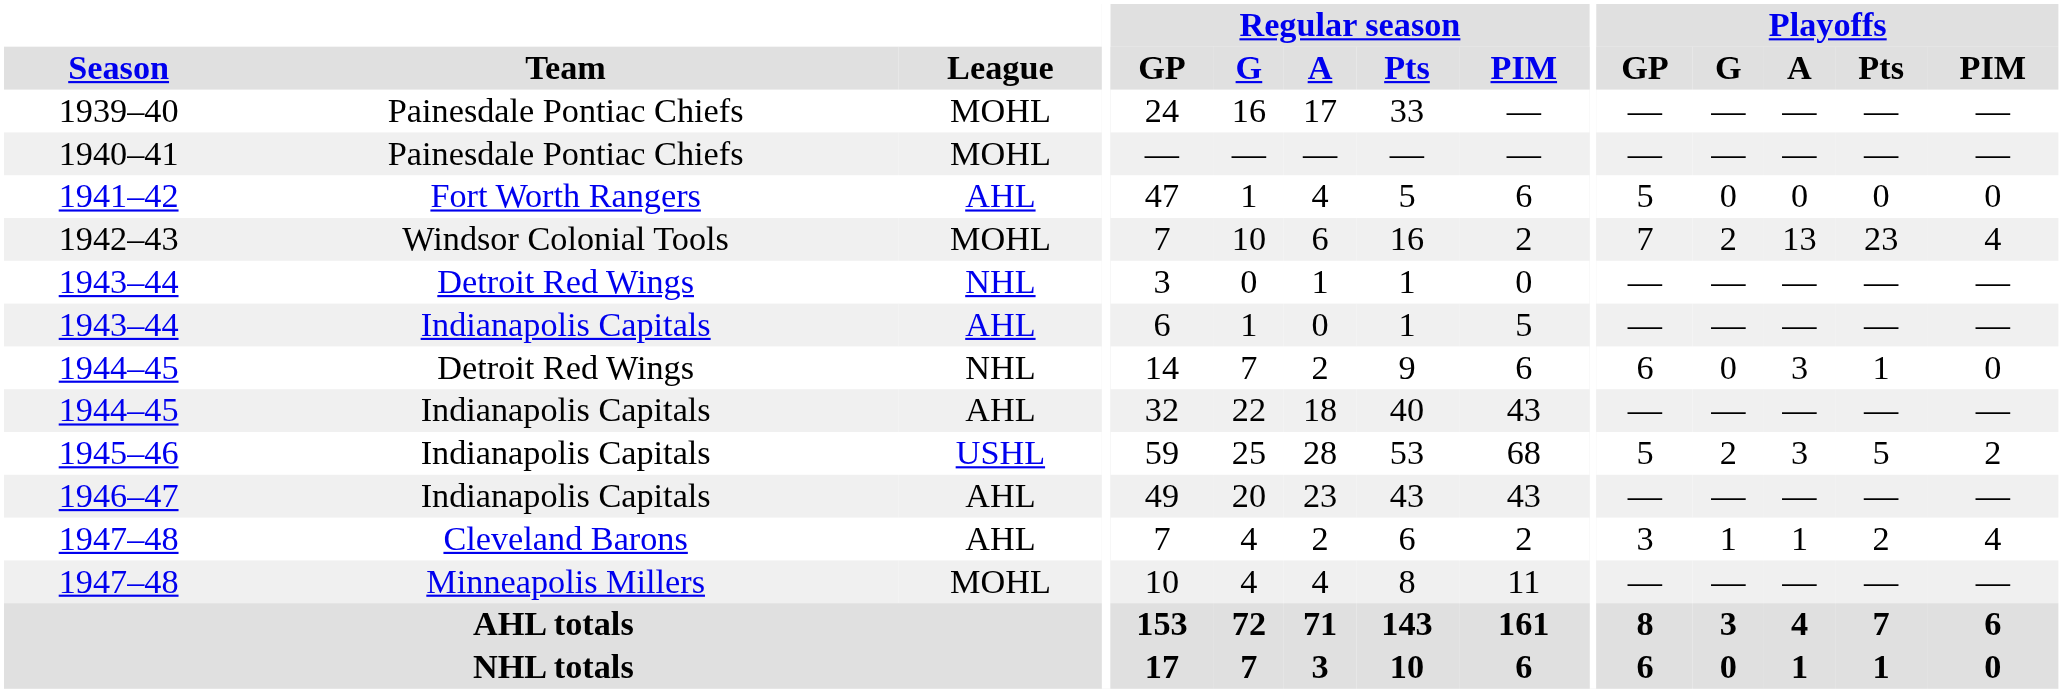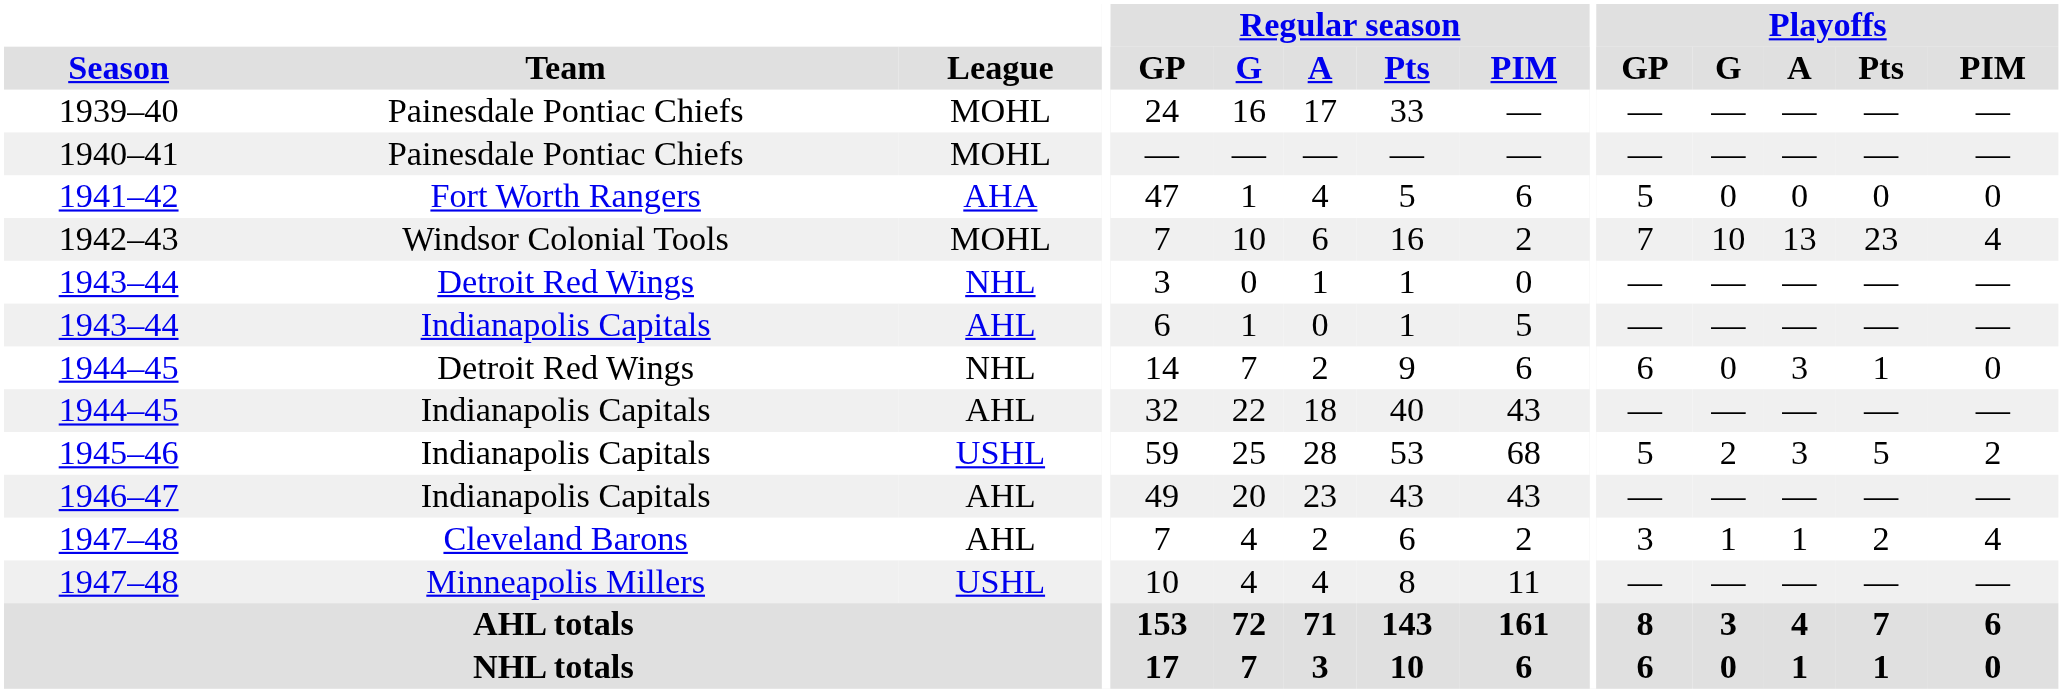(1000, 196) AHL -> (1000, 196) AHA
(1728, 238) 2 -> (1728, 238) 10
(1000, 581) MOHL -> (1000, 581) USHL
